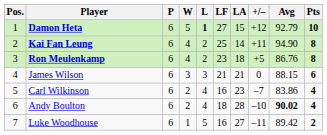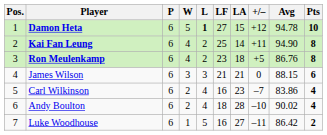(287, 28) 92.79 -> (287, 28) 94.78
(287, 106) bold -> (287, 106) normal
(287, 122) 89.42 -> (287, 122) 86.42
